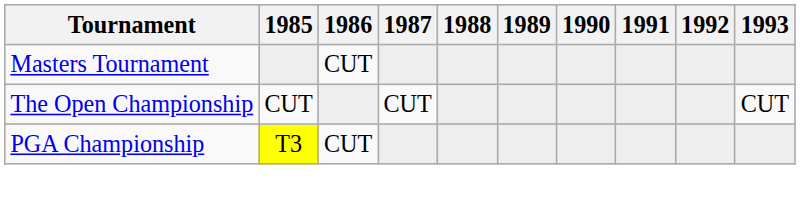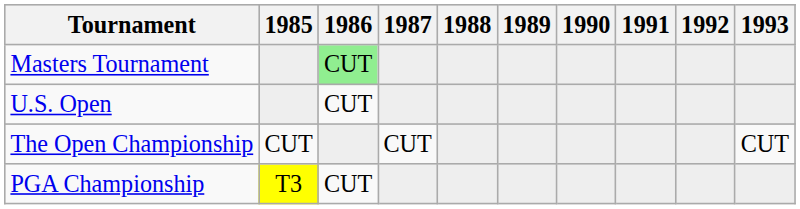(348, 64) no background -> (348, 64) lightgreen background
+ row: (61, 104)
